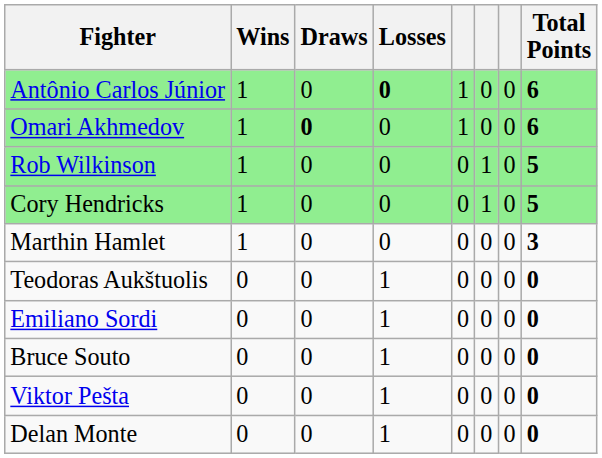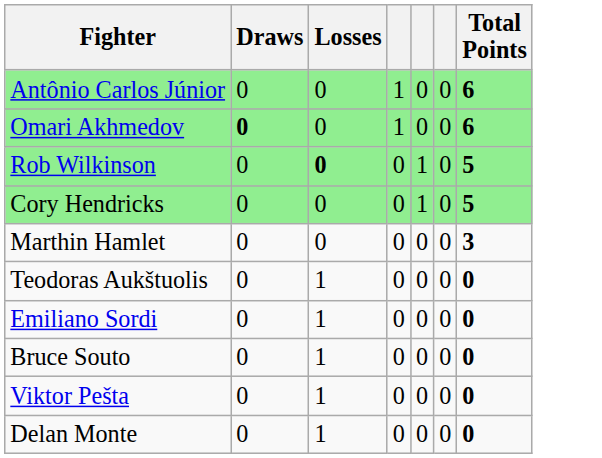- column: (263, 37)
(385, 89) bold -> (320, 89) normal
(385, 165) normal -> (320, 165) bold
